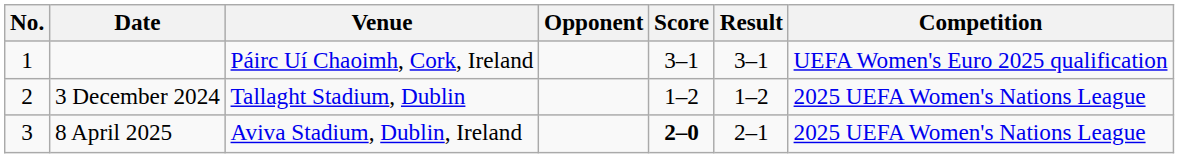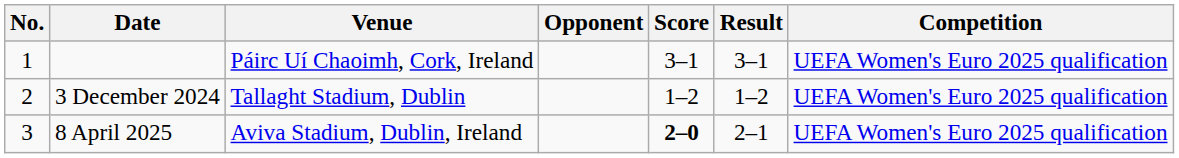(970, 96) 2025 UEFA Women's Nations League -> (981, 96) UEFA Women's Euro 2025 qualification
(970, 133) 2025 UEFA Women's Nations League -> (981, 133) UEFA Women's Euro 2025 qualification
